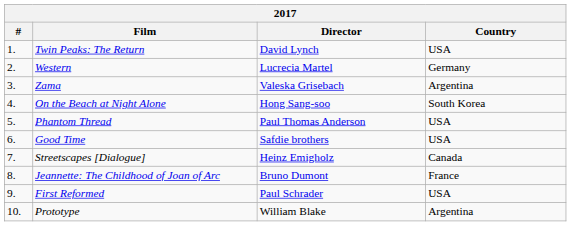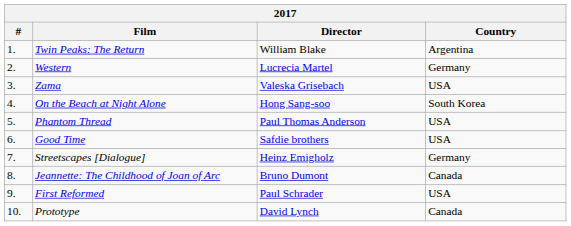(289, 49) David Lynch -> (293, 49) William Blake
(440, 49) USA -> (451, 49) Argentina
(451, 85) Argentina -> (440, 85) USA
(445, 157) Canada -> (449, 157) Germany
(444, 175) France -> (445, 175) Canada
(293, 211) William Blake -> (289, 211) David Lynch
(451, 211) Argentina -> (445, 211) Canada
